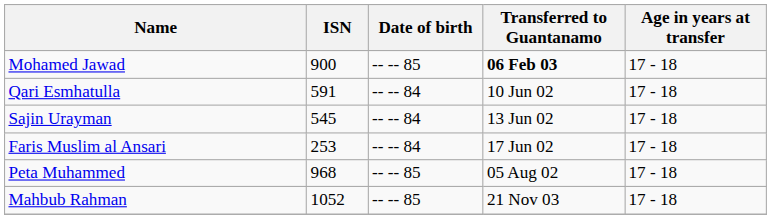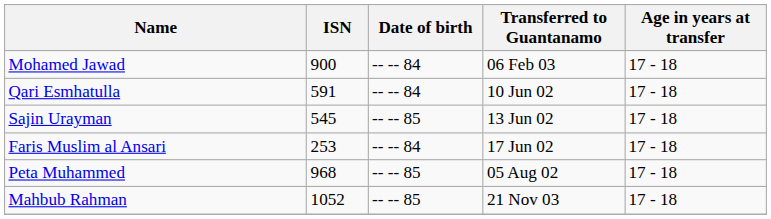(396, 64) -- -- 85 -> (396, 64) -- -- 84
(522, 64) bold -> (521, 64) normal
(396, 118) -- -- 84 -> (396, 118) -- -- 85
